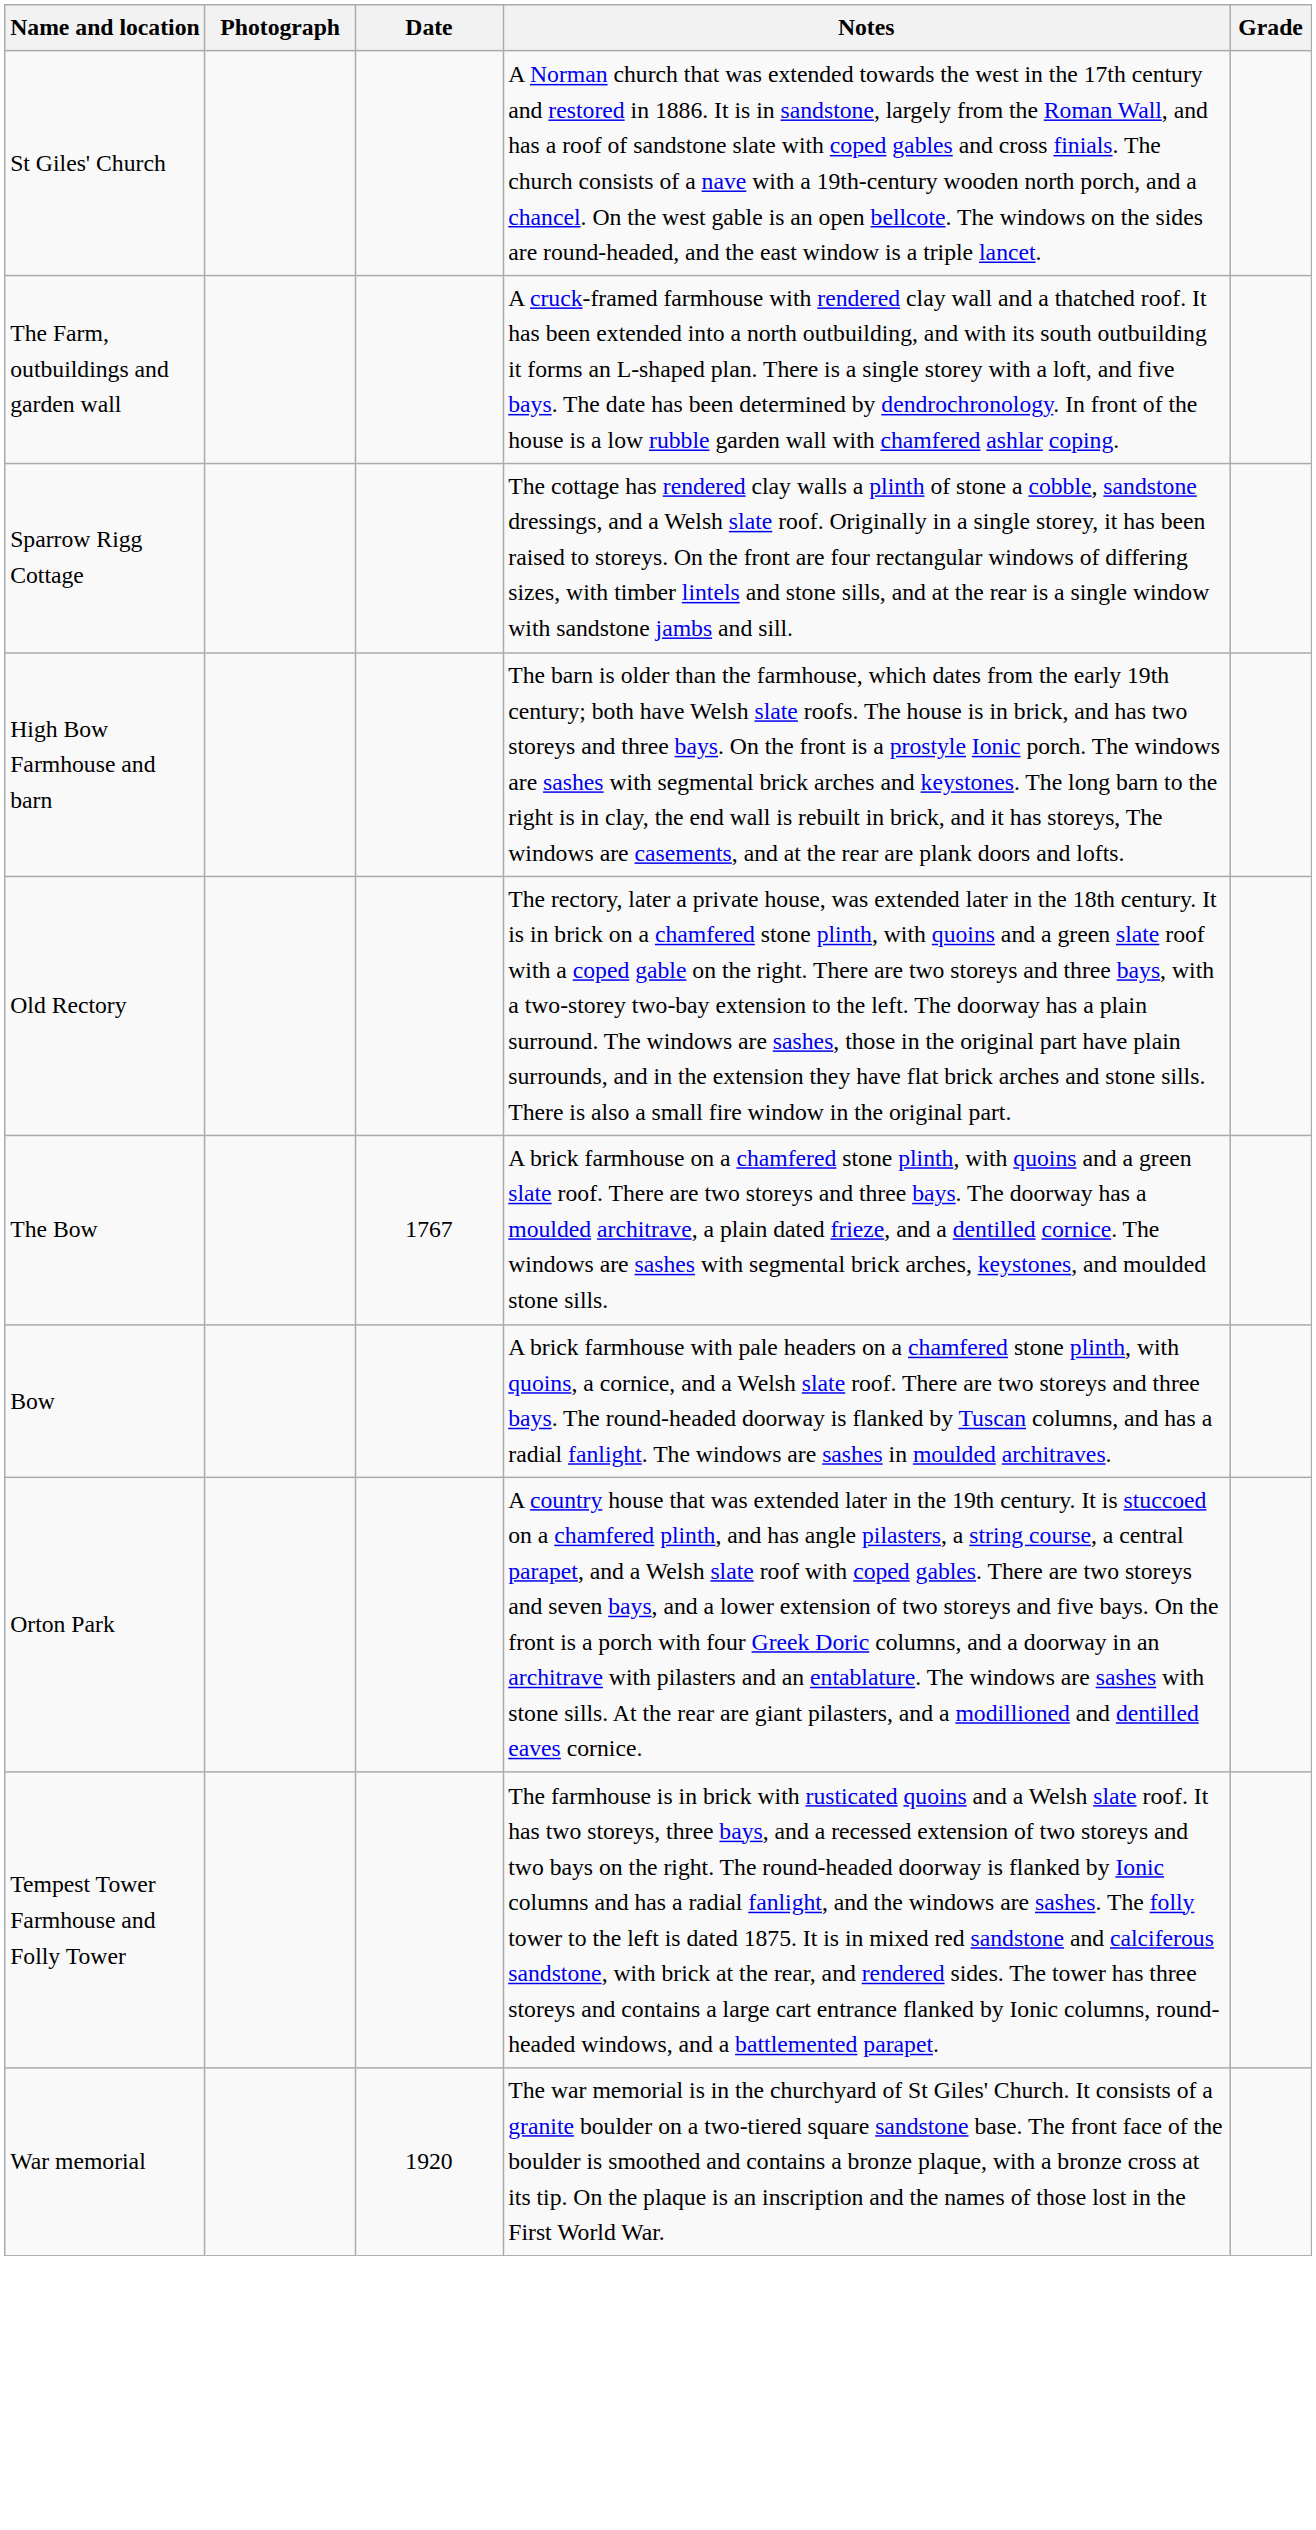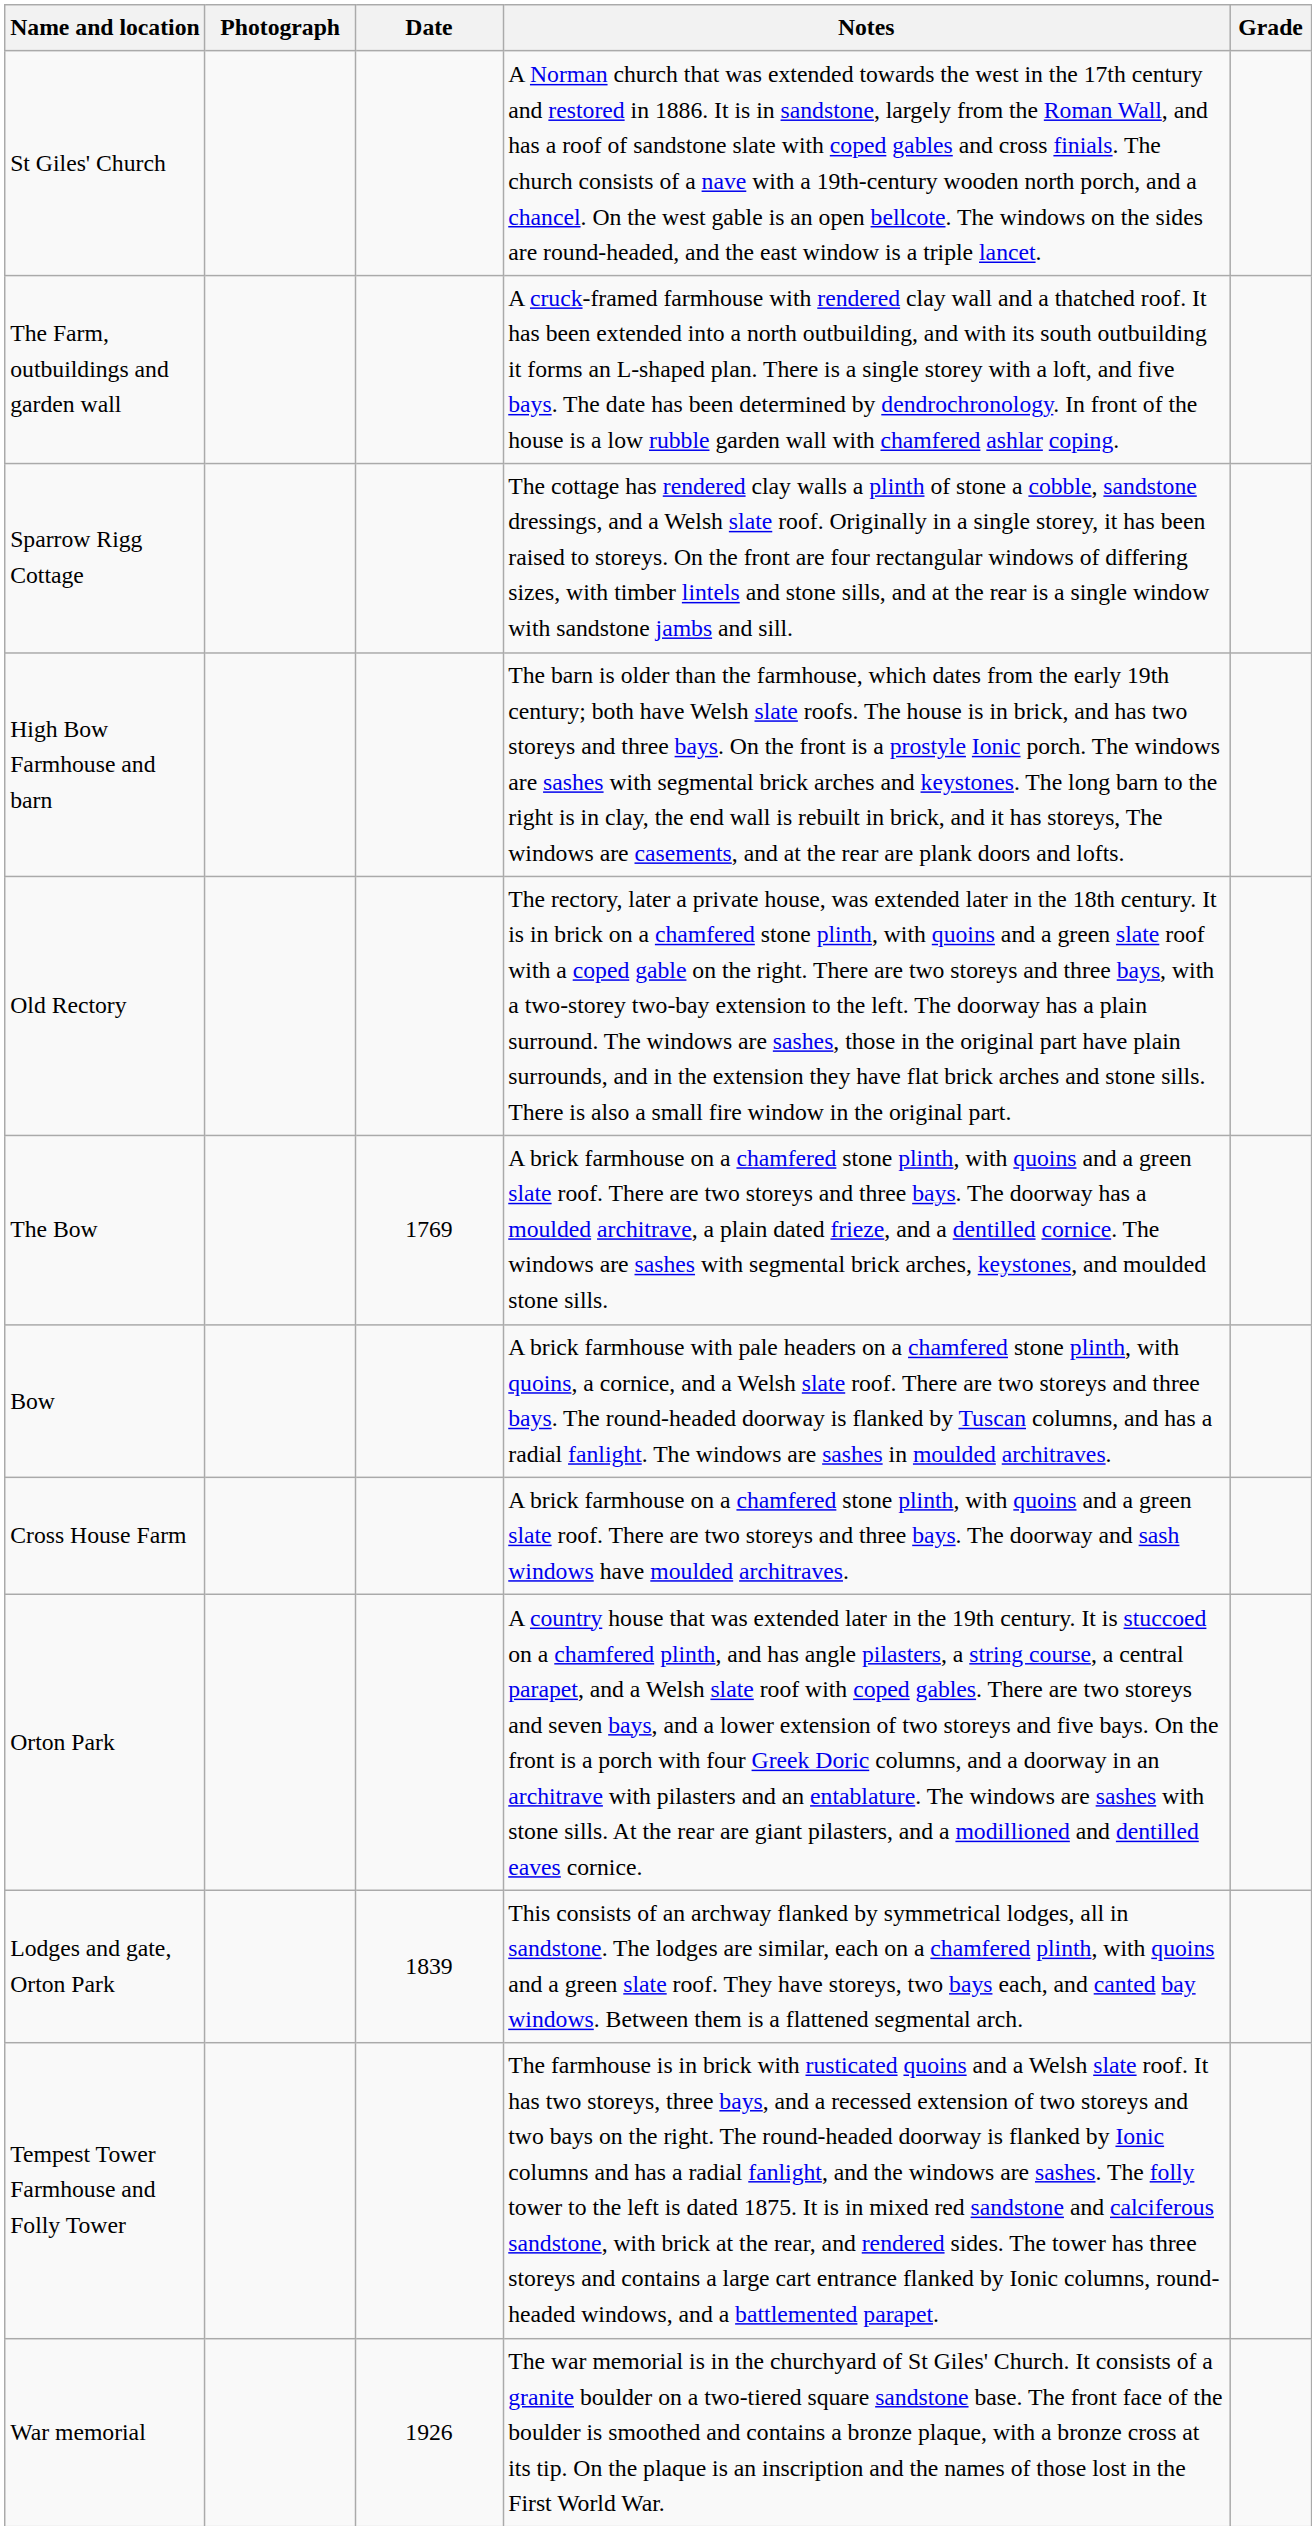(429, 1229) 1767 -> (429, 1229) 1769
+ row: (98, 1535)
+ row: (91, 1966)
(429, 2161) 1920 -> (429, 2431) 1926
